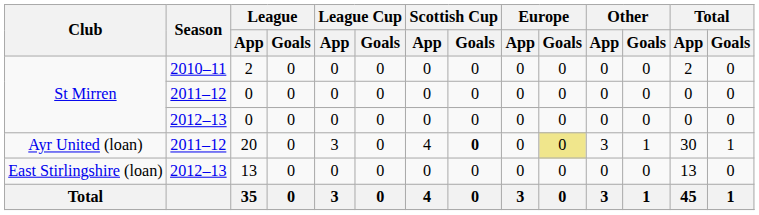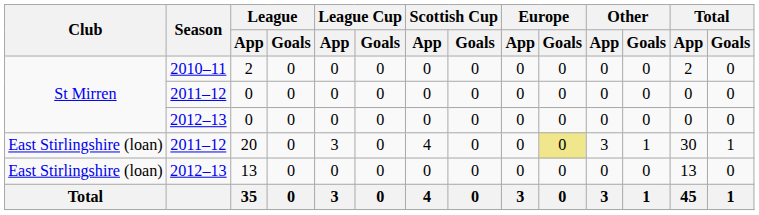(85, 145) Ayr United (loan) -> (85, 145) East Stirlingshire (loan)
(475, 145) bold -> (475, 145) normal
